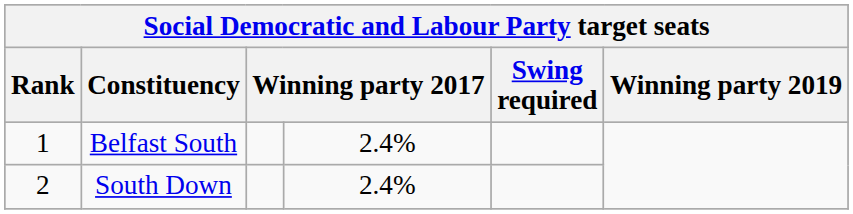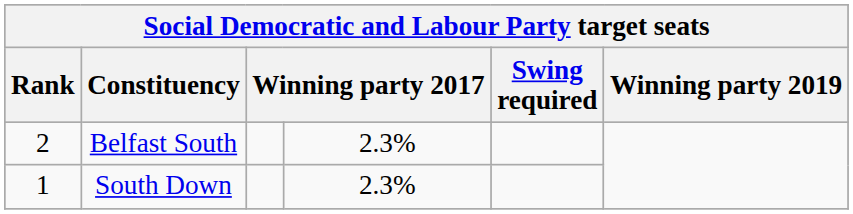(43, 142) 1 -> (43, 142) 2
(387, 142) 2.4% -> (387, 142) 2.3%
(43, 186) 2 -> (43, 186) 1
(387, 186) 2.4% -> (387, 186) 2.3%
